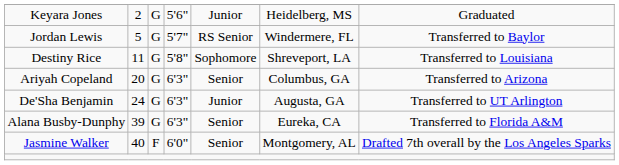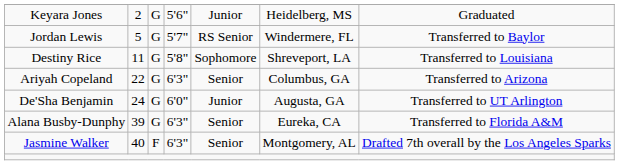(138, 79) 20 -> (138, 79) 22
(178, 100) 6'3" -> (178, 100) 6'0"
(178, 143) 6'0" -> (178, 143) 6'3"
